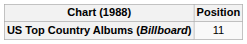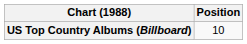(218, 30) 11 -> (218, 30) 10
